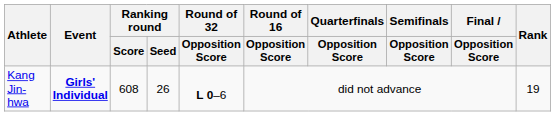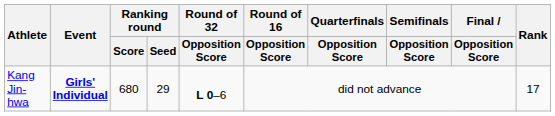(129, 89) 608 -> (129, 89) 680
(163, 89) 26 -> (163, 89) 29
(533, 89) 19 -> (533, 89) 17
